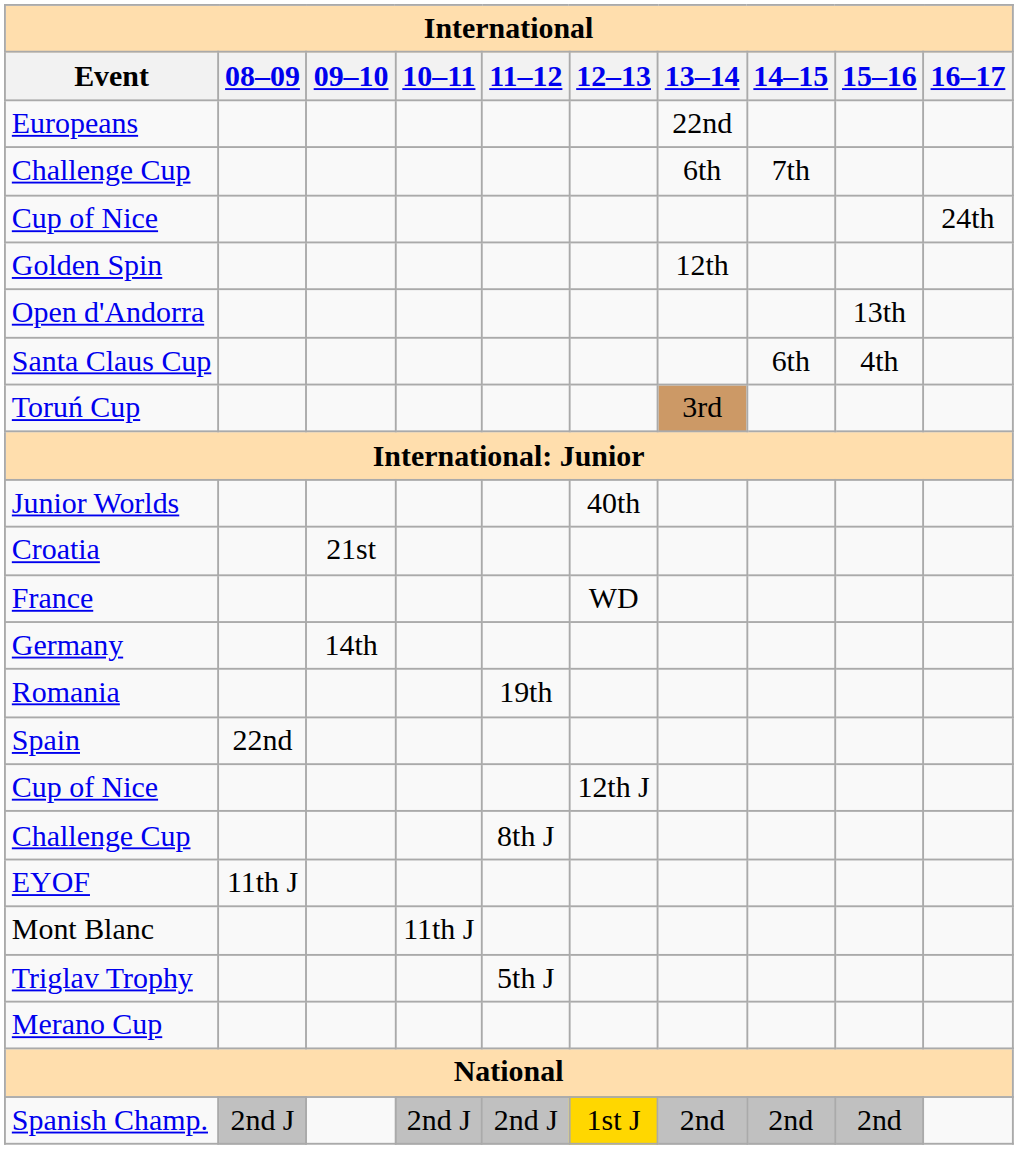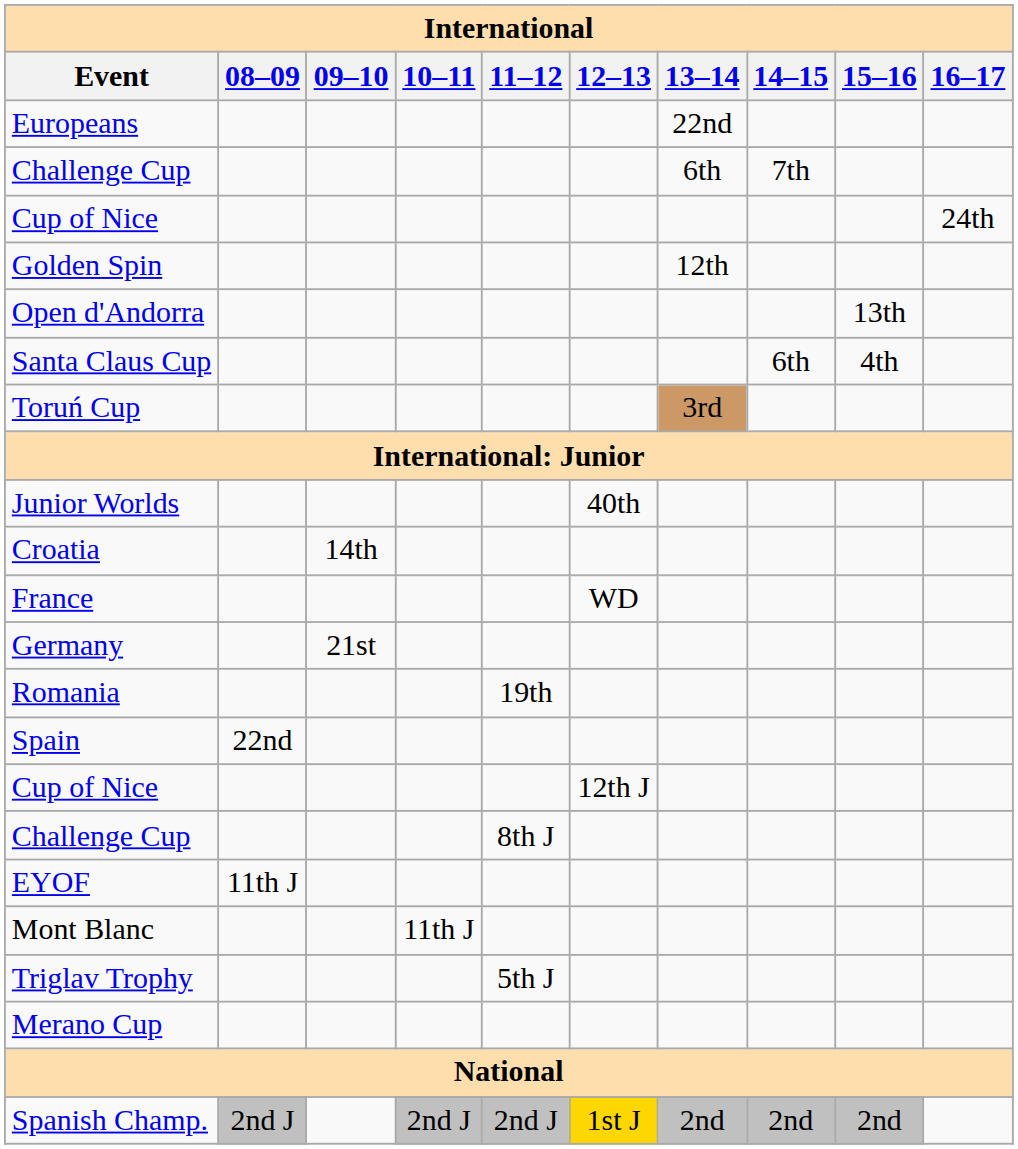(351, 550) 21st -> (351, 550) 14th
(351, 645) 14th -> (351, 645) 21st
